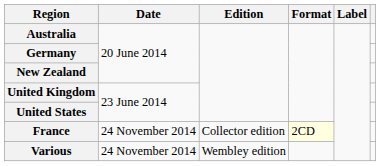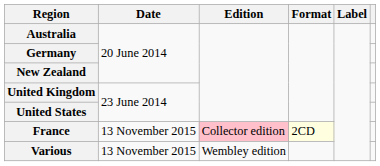(148, 131) 24 November 2014 -> (148, 131) 13 November 2015
(243, 131) no background -> (243, 131) pink background
(148, 151) 24 November 2014 -> (148, 151) 13 November 2015
